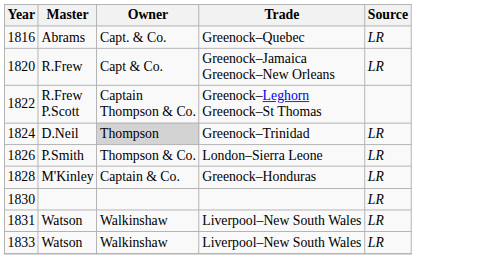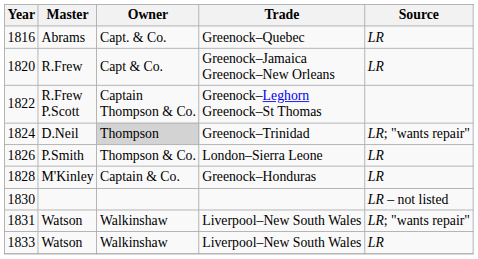(376, 133) LR -> (419, 133) LR; "wants repair"
(376, 199) LR -> (408, 199) LR – not listed
(376, 220) LR -> (419, 220) LR; "wants repair"
